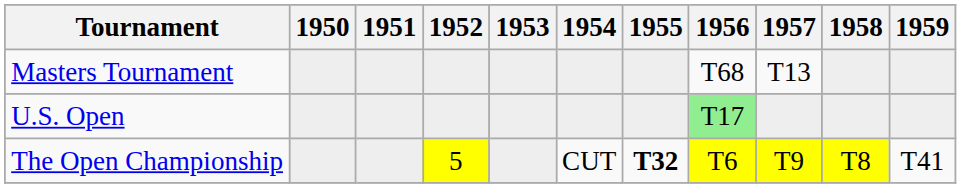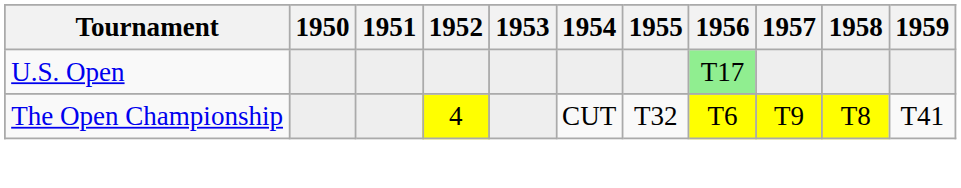- row: (122, 71)
(456, 160) 5 -> (456, 116) 4
(656, 160) bold -> (656, 116) normal
